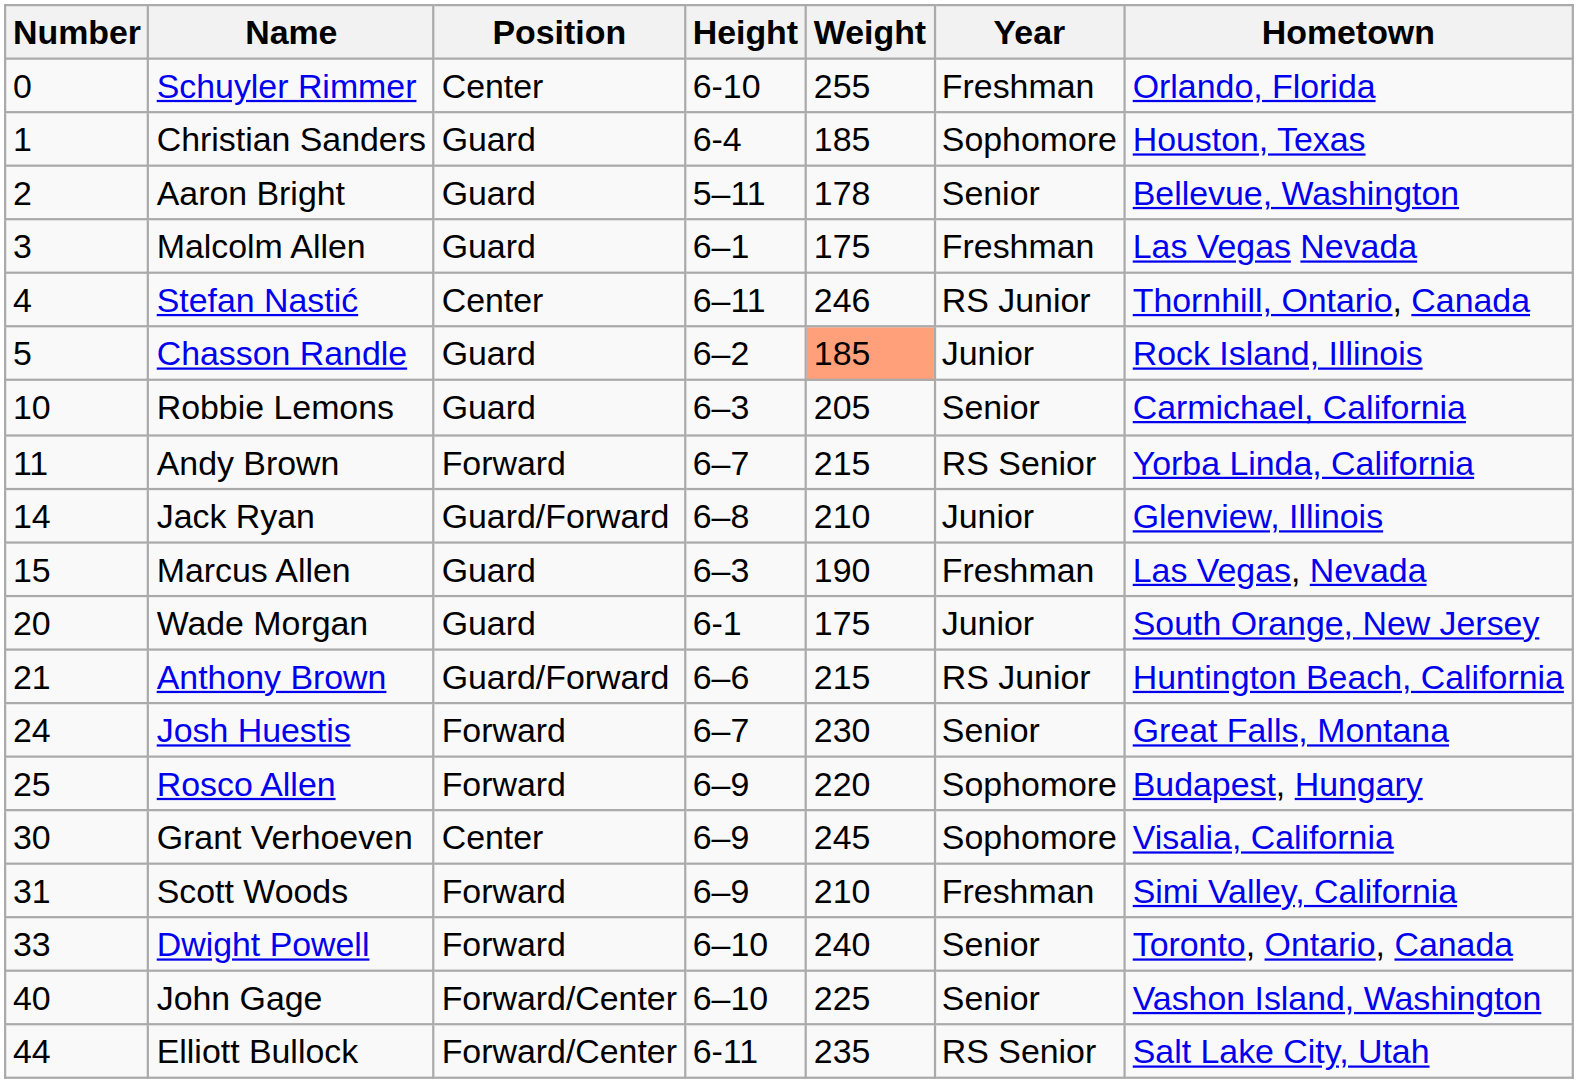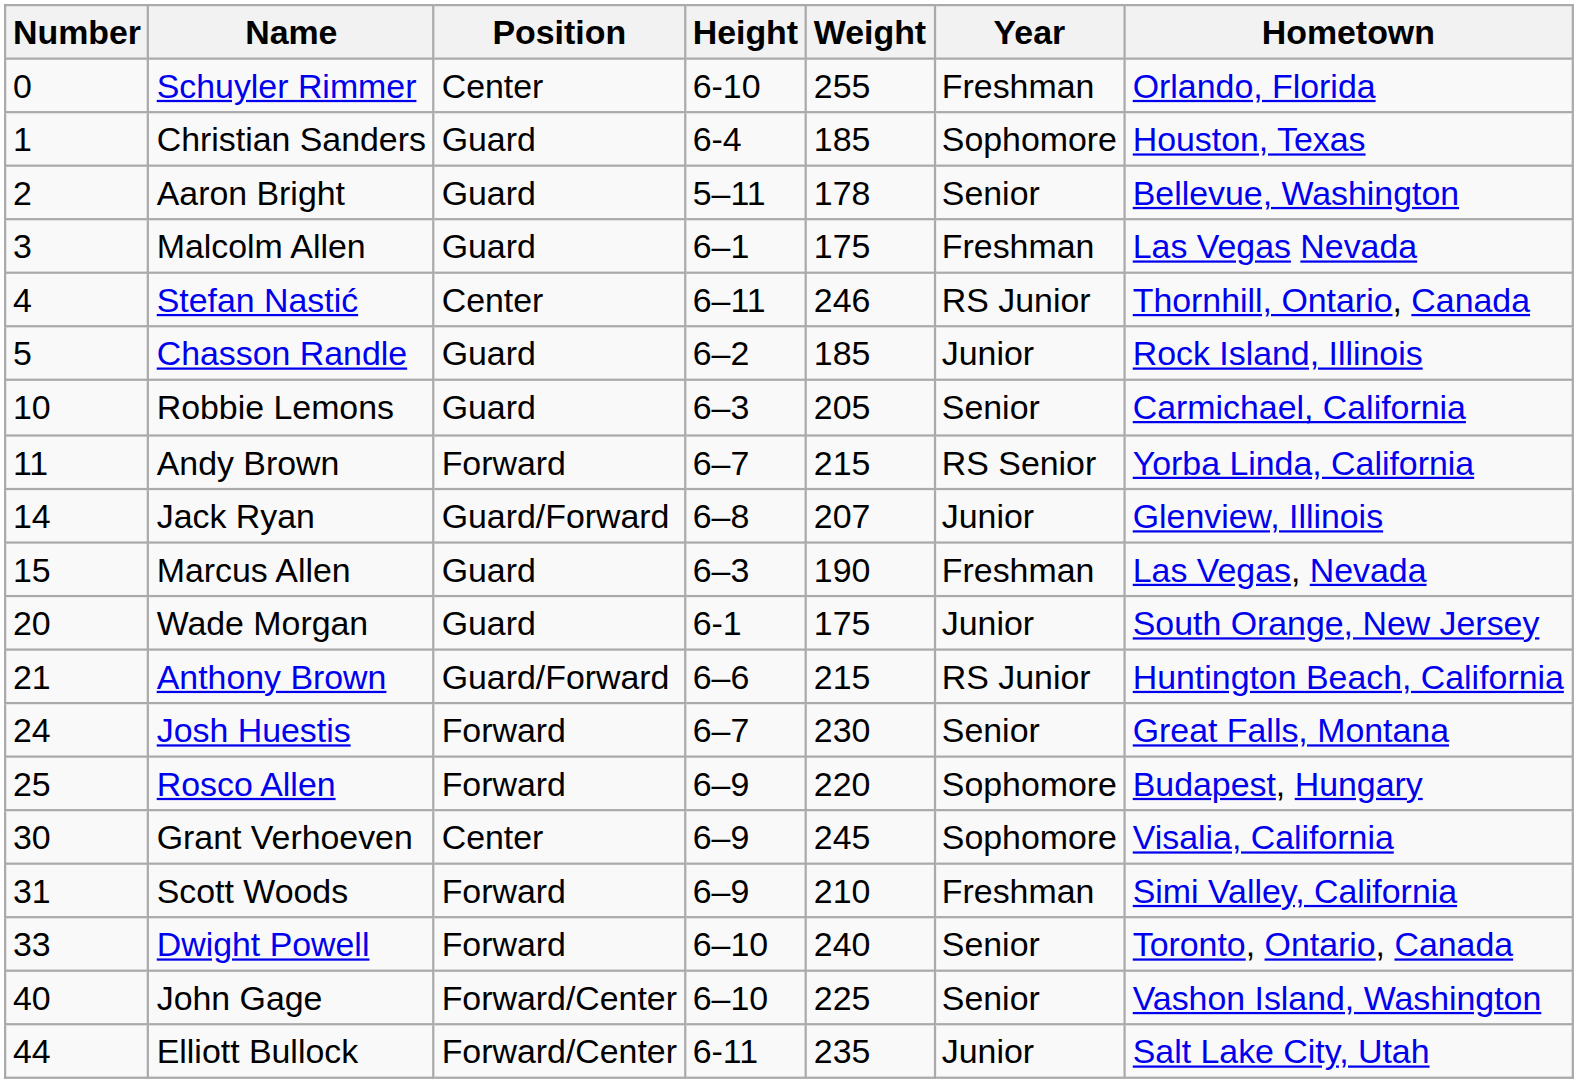(842, 354) lightsalmon background -> (842, 354) no background
(842, 515) 210 -> (842, 515) 207
(1019, 1052) RS Senior -> (988, 1052) Junior
